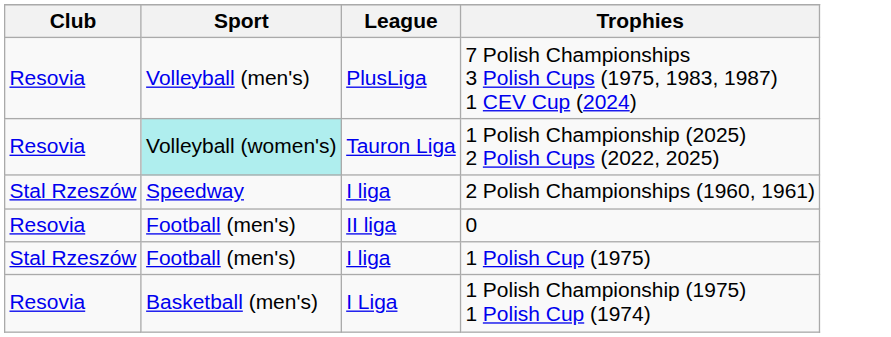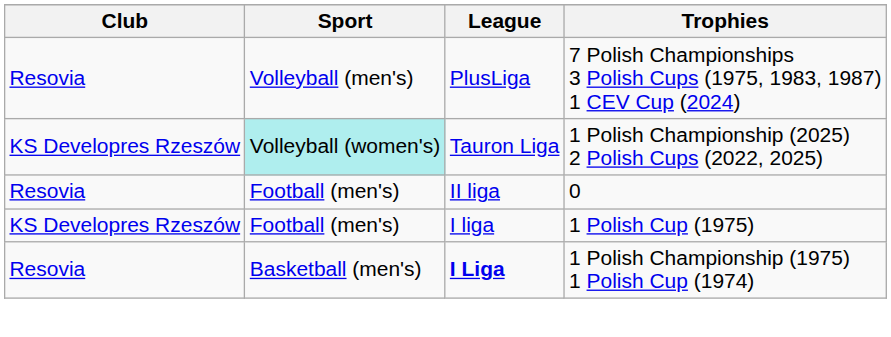(47, 146) Resovia -> (125, 146) KS Developres Rzeszów
- row: (640, 191)
(73, 258) Stal Rzeszów -> (125, 224) KS Developres Rzeszów
(372, 303) normal -> (477, 269) bold
